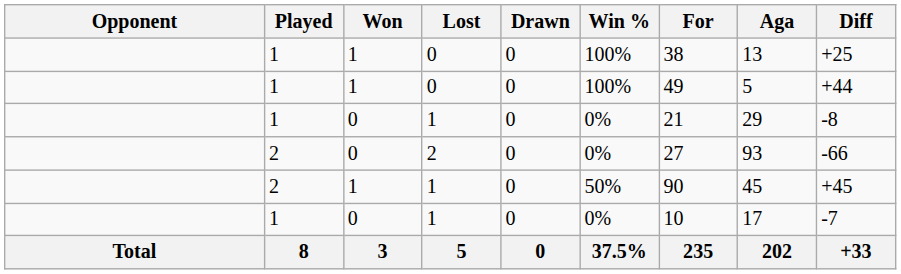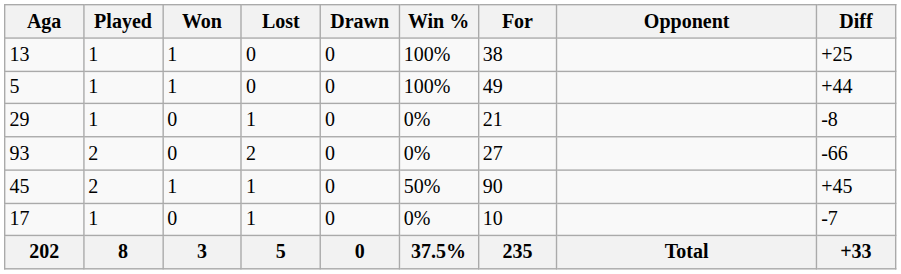columns swapped: (134, 21) <-> (777, 21)
